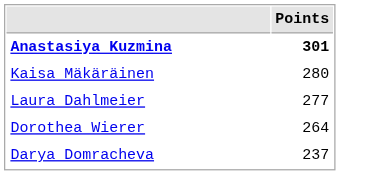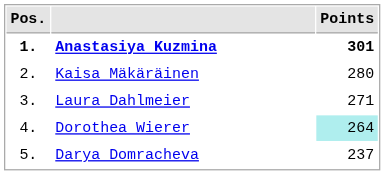+ column: (28, 19)
(316, 101) 277 -> (361, 101) 271
(316, 128) no background -> (361, 128) paleturquoise background
